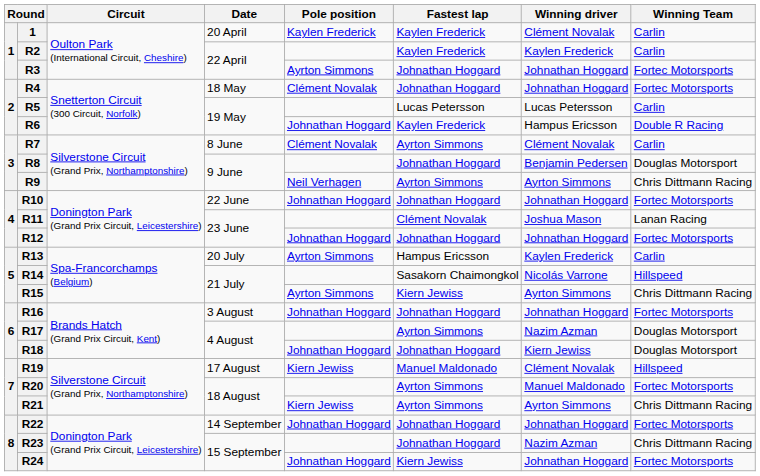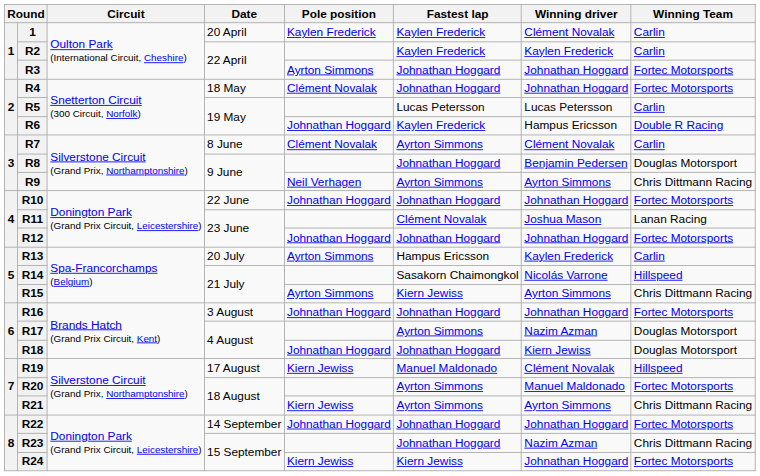(339, 461) Johnathan Hoggard -> (320, 461) Kiern Jewiss
